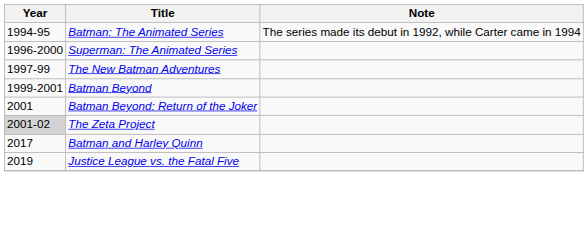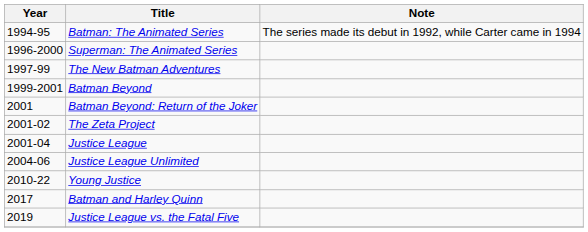(28, 124) lightgrey background -> (28, 124) no background
+ row: (108, 143)
+ row: (134, 161)
+ row: (105, 180)
